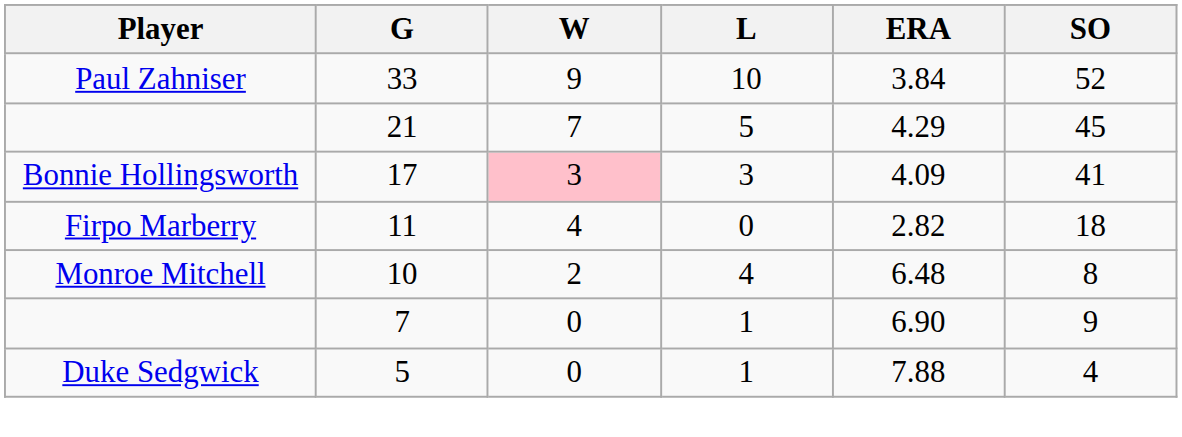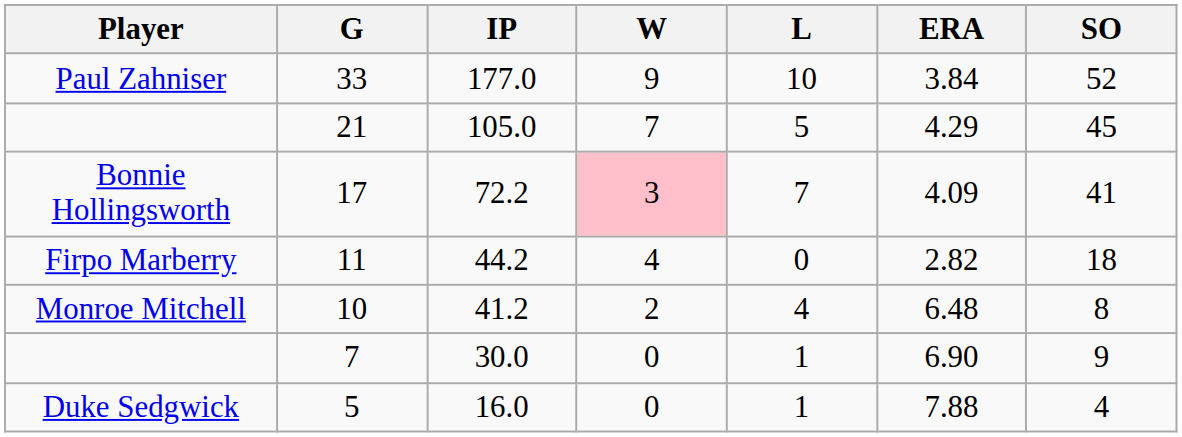+ column: (502, 28)
(746, 175) 3 -> (802, 193) 7
